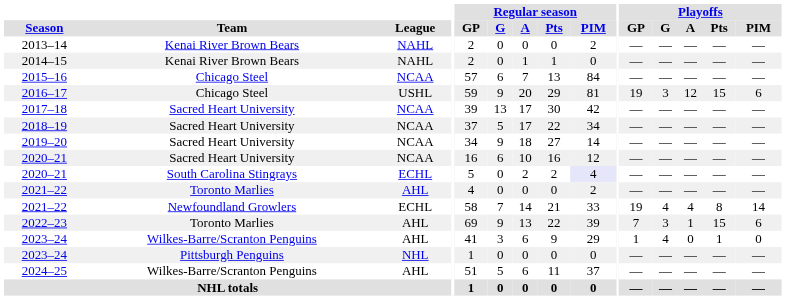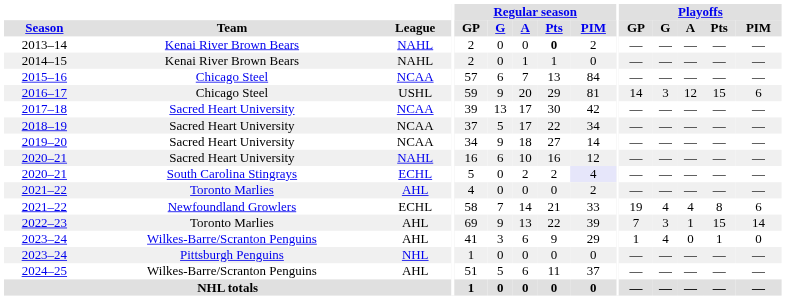(554, 44) normal -> (554, 44) bold
(636, 93) 19 -> (636, 93) 14
(415, 157) NCAA -> (415, 157) NAHL
(759, 206) 14 -> (759, 206) 6
(759, 222) 6 -> (759, 222) 14
